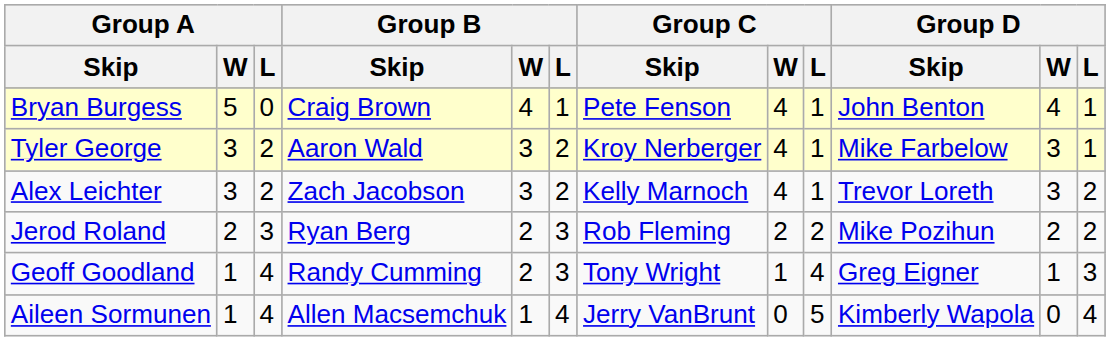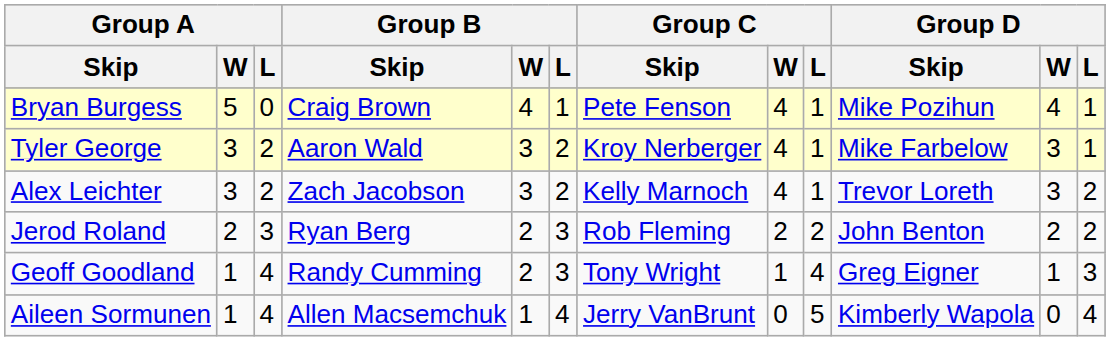(911, 107) John Benton -> (916, 107) Mike Pozihun
(916, 231) Mike Pozihun -> (911, 231) John Benton
